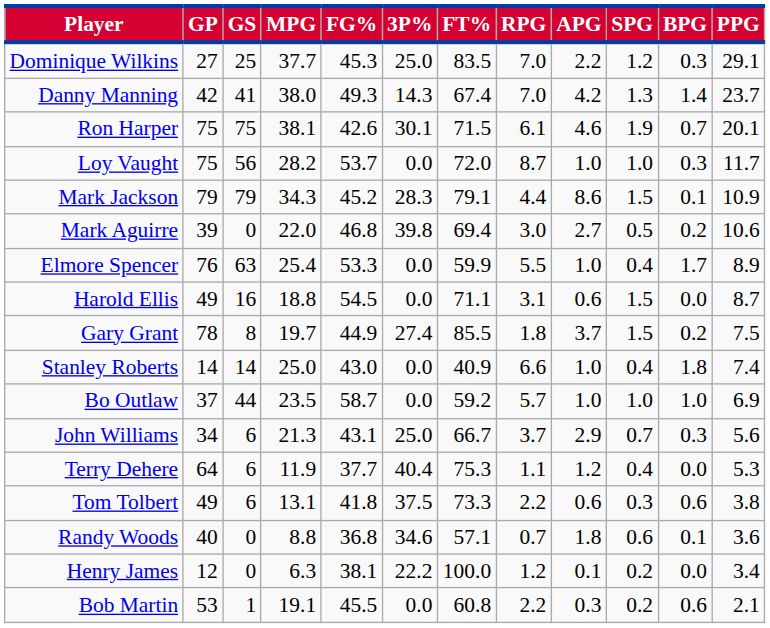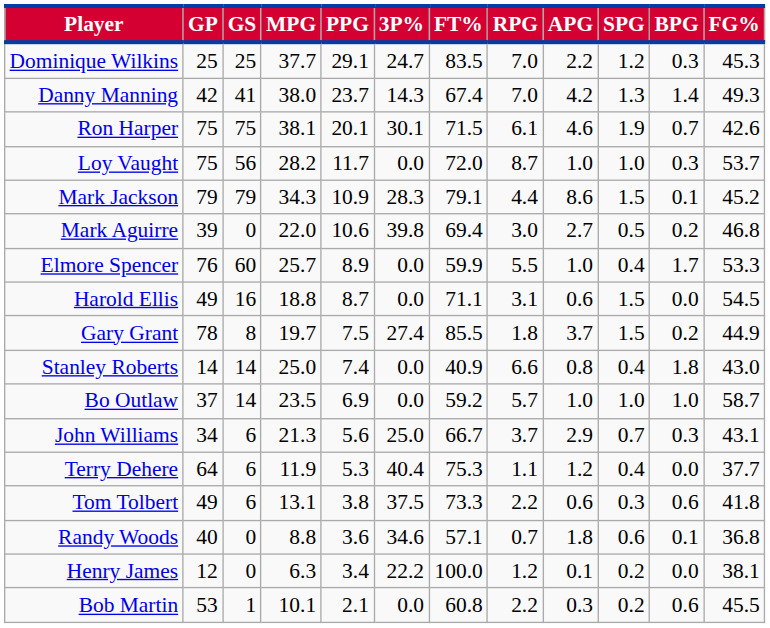columns swapped: (352, 24) <-> (738, 24)
(207, 60) 27 -> (207, 60) 25
(414, 60) 25.0 -> (405, 60) 24.7
(246, 264) 63 -> (246, 264) 60
(297, 264) 25.4 -> (297, 264) 25.7
(588, 366) 1.0 -> (580, 366) 0.8
(246, 400) 44 -> (246, 400) 14
(297, 604) 19.1 -> (297, 604) 10.1
